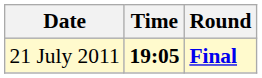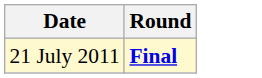- column: (154, 21)
